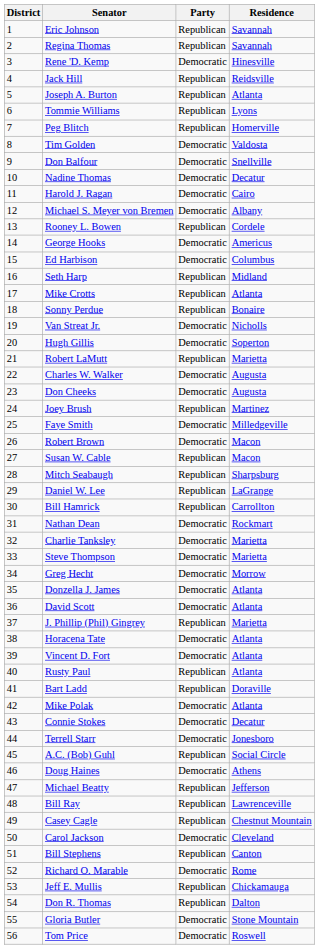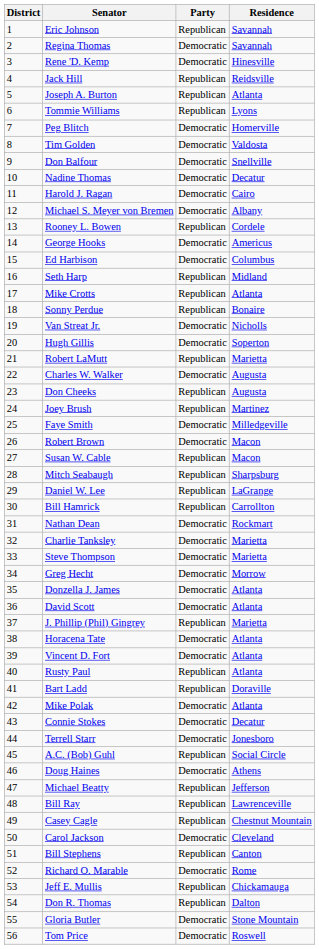(202, 45) Republican -> (203, 45) Democratic
(202, 128) Republican -> (203, 128) Democratic
(203, 392) Democratic -> (202, 392) Republican
